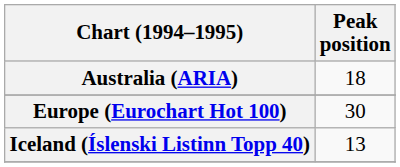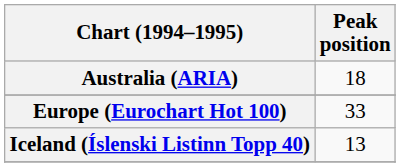(355, 111) 30 -> (355, 111) 33
